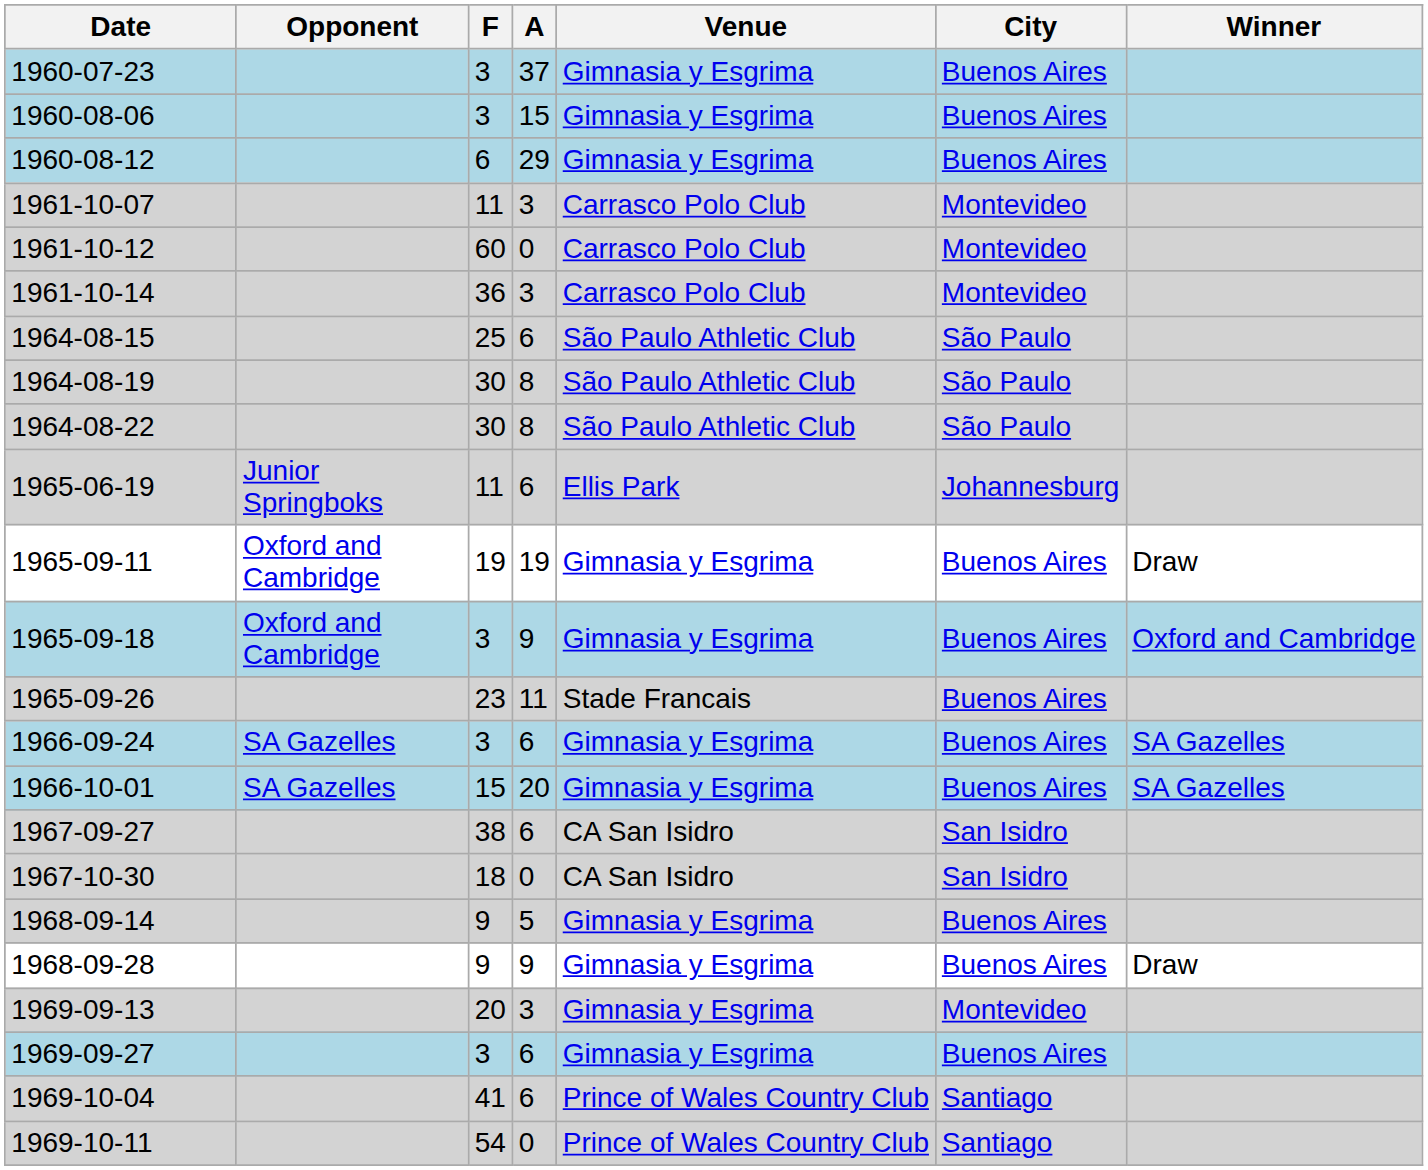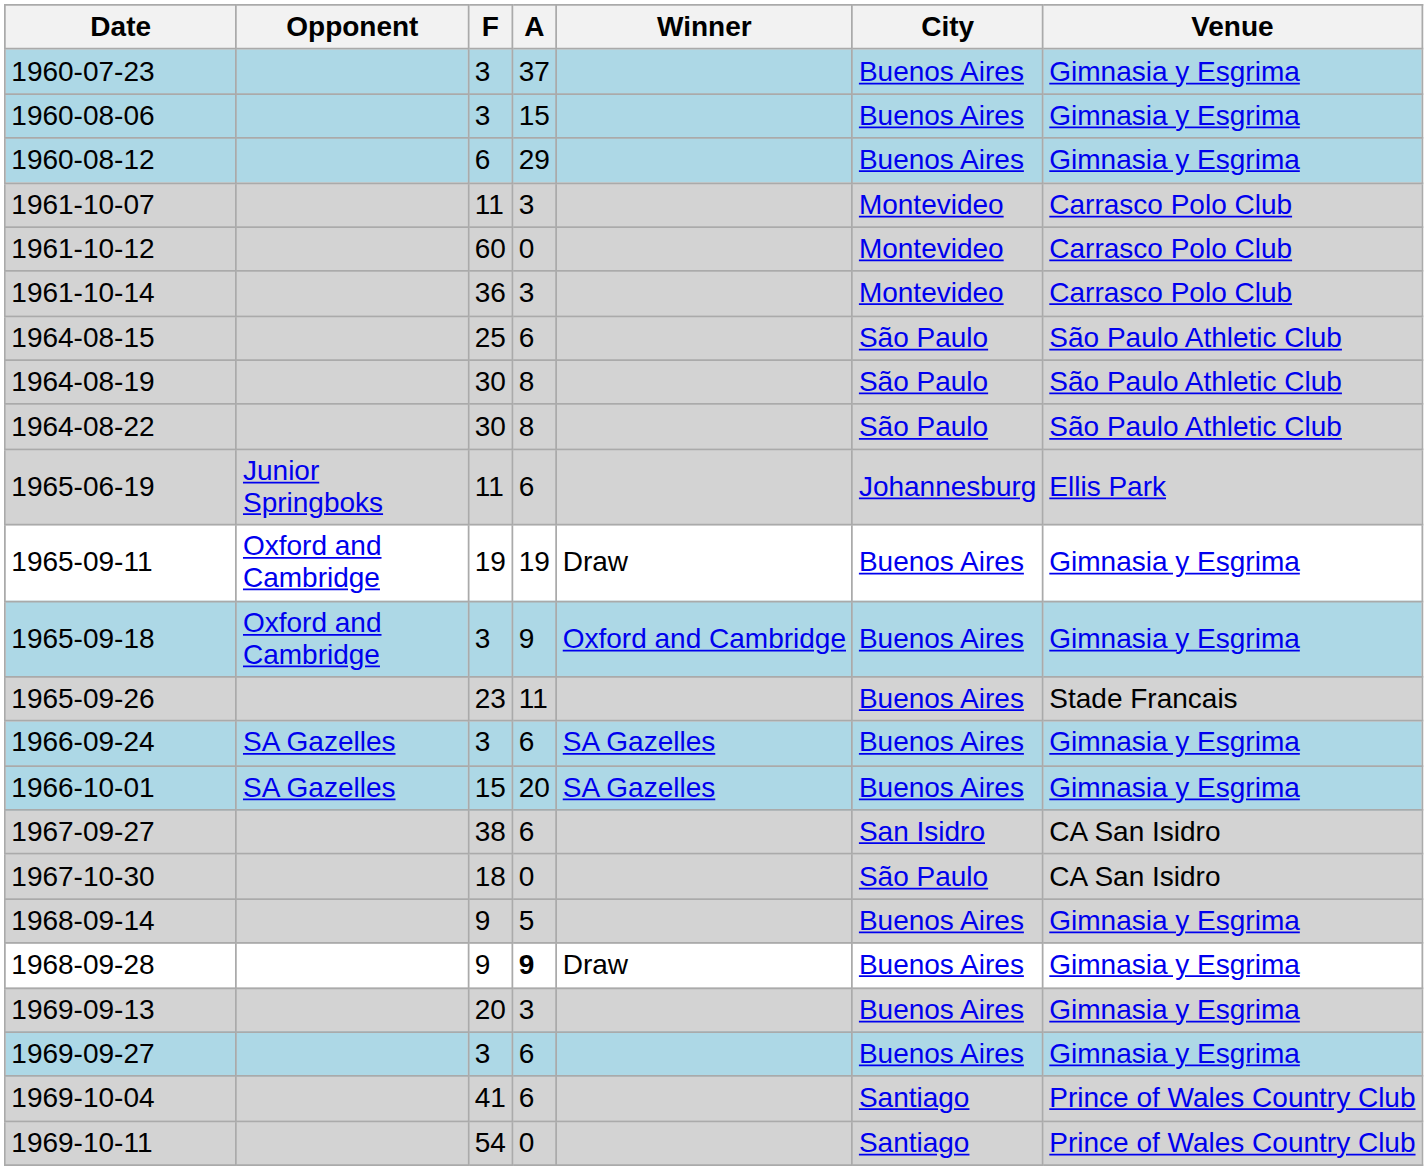columns swapped: (746, 26) <-> (1274, 26)
(1005, 876) San Isidro -> (924, 876) São Paulo
(526, 964) normal -> (526, 964) bold
(1014, 1009) Montevideo -> (941, 1009) Buenos Aires
